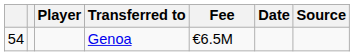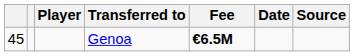(16, 39) 54 -> (16, 39) 45
(213, 39) normal -> (213, 39) bold
